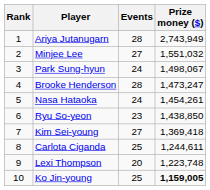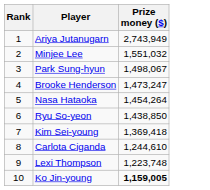- column: (137, 17)
(182, 100) 1,454,261 -> (145, 100) 1,454,264
(182, 147) 1,244,611 -> (145, 147) 1,244,610
